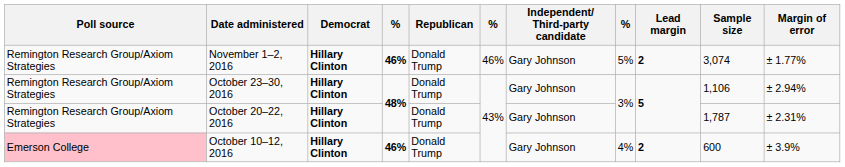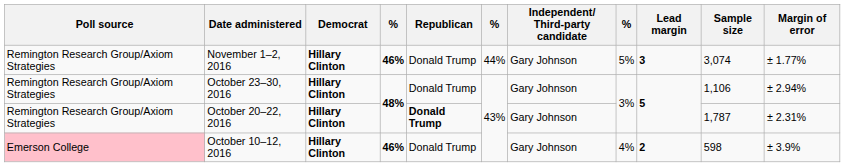(493, 60) 46% -> (495, 60) 44%
(641, 60) 2 -> (642, 60) 3
(428, 118) normal -> (427, 118) bold
(712, 147) 600 -> (713, 147) 598
